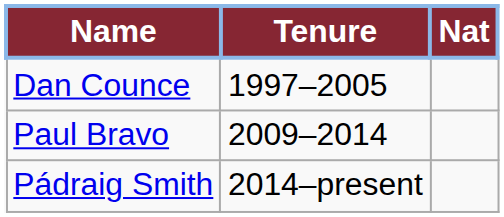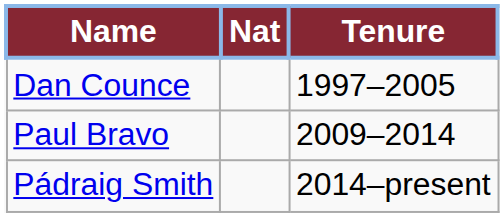columns swapped: (464, 31) <-> (325, 31)
